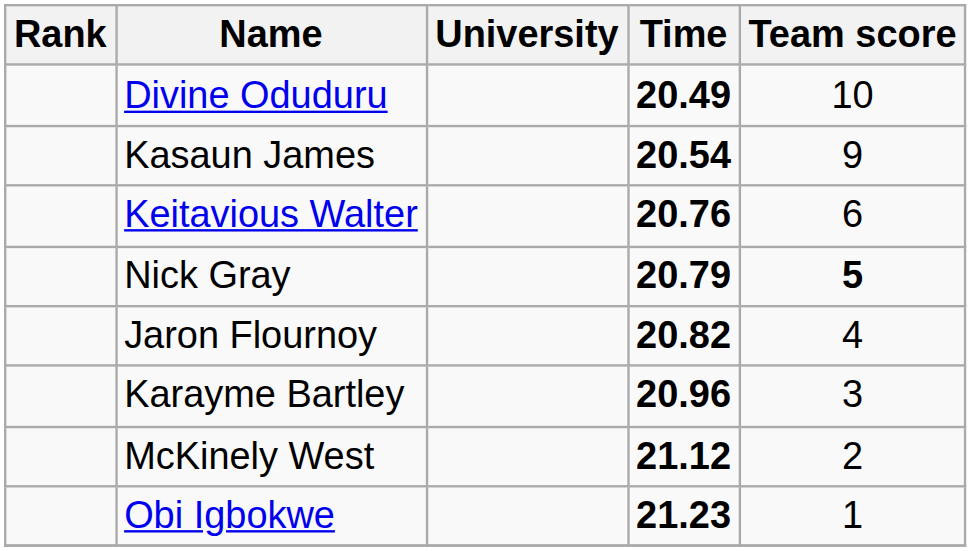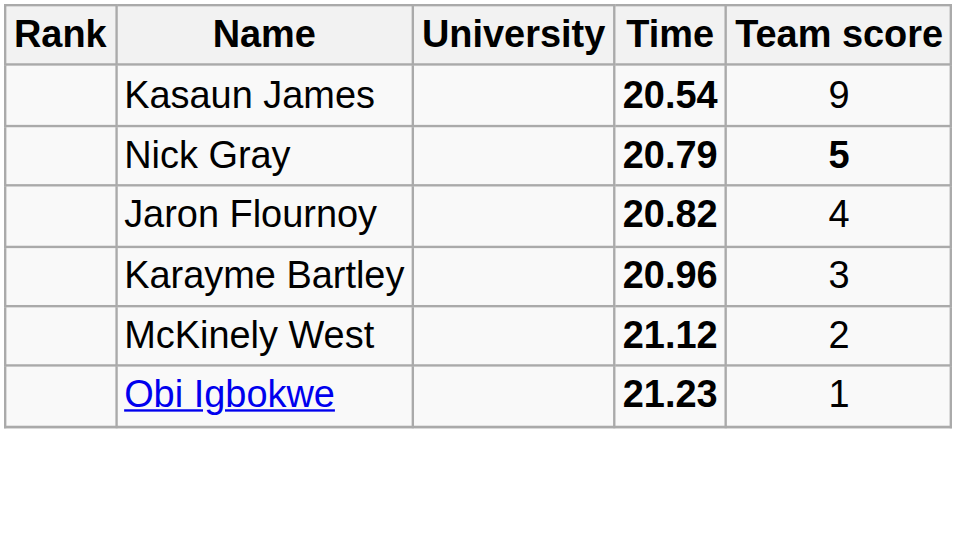- row: (256, 94)
- row: (271, 214)
